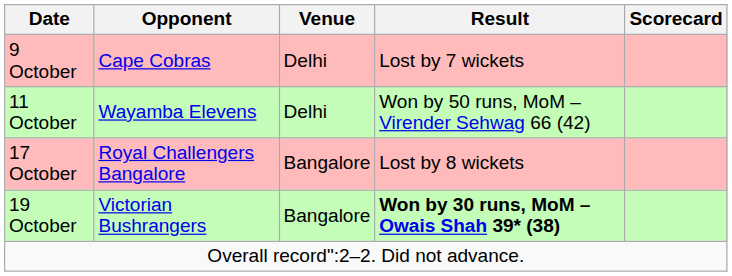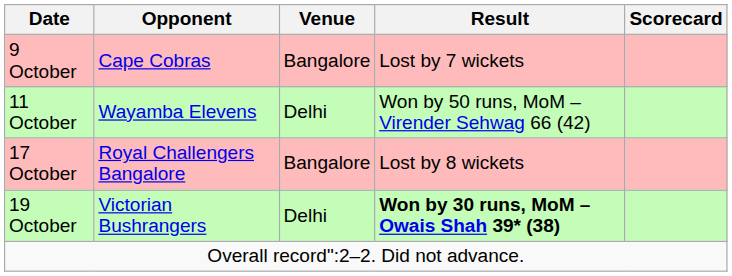(305, 60) Delhi -> (327, 60) Bangalore
(327, 215) Bangalore -> (305, 215) Delhi
